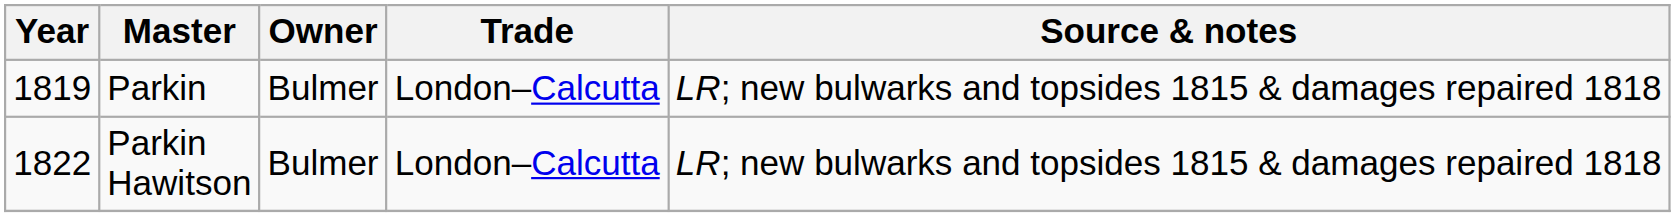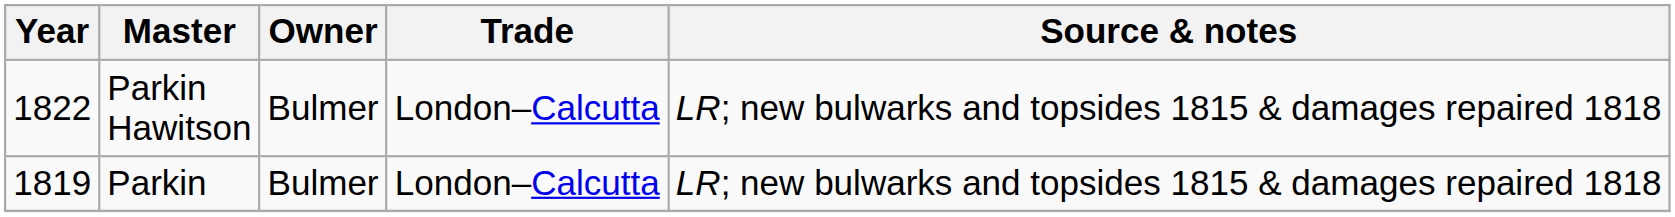rows swapped: (157, 87) <-> (179, 163)
